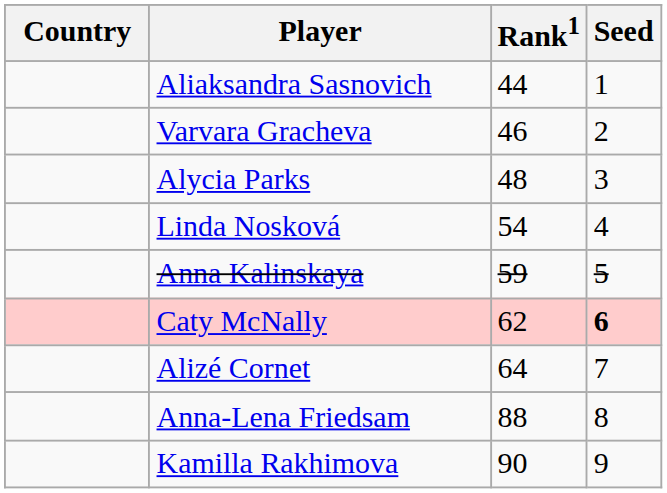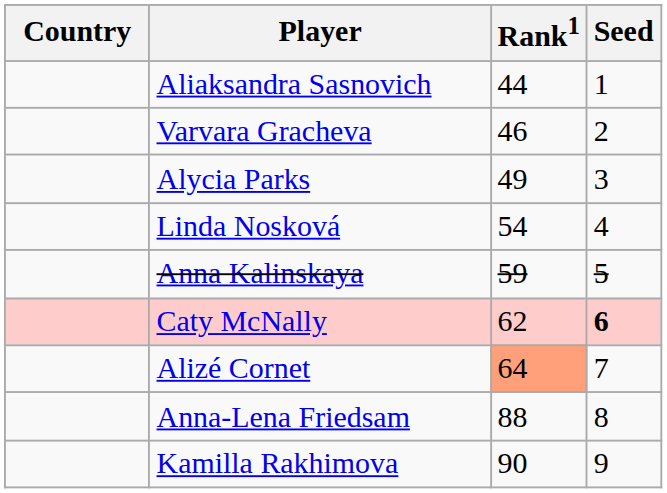(513, 178) 48 -> (513, 178) 49
(513, 368) no background -> (513, 368) lightsalmon background
